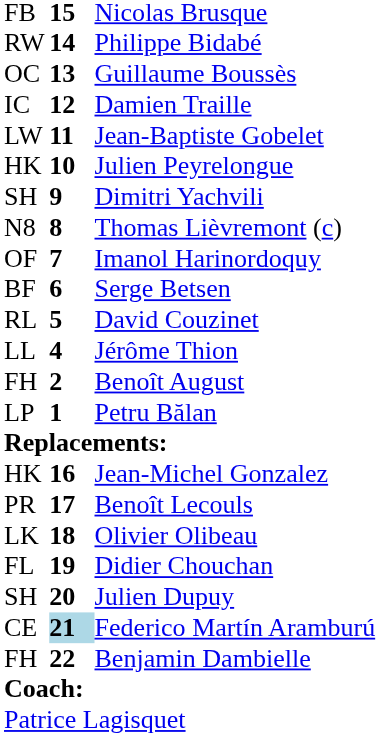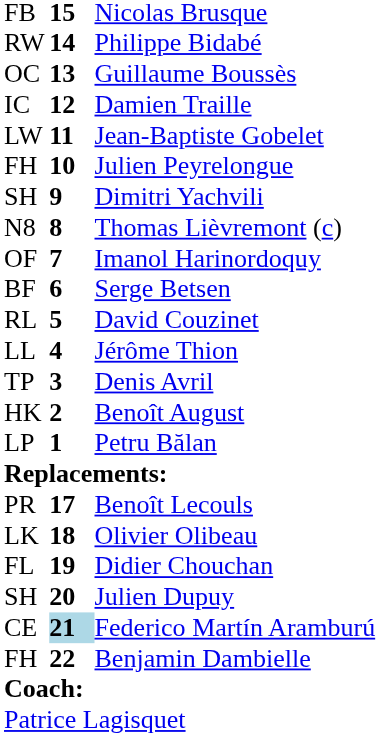(23, 165) HK -> (21, 165) FH
+ row: (154, 381)
(21, 381) FH -> (23, 411) HK
- row: (211, 473)
